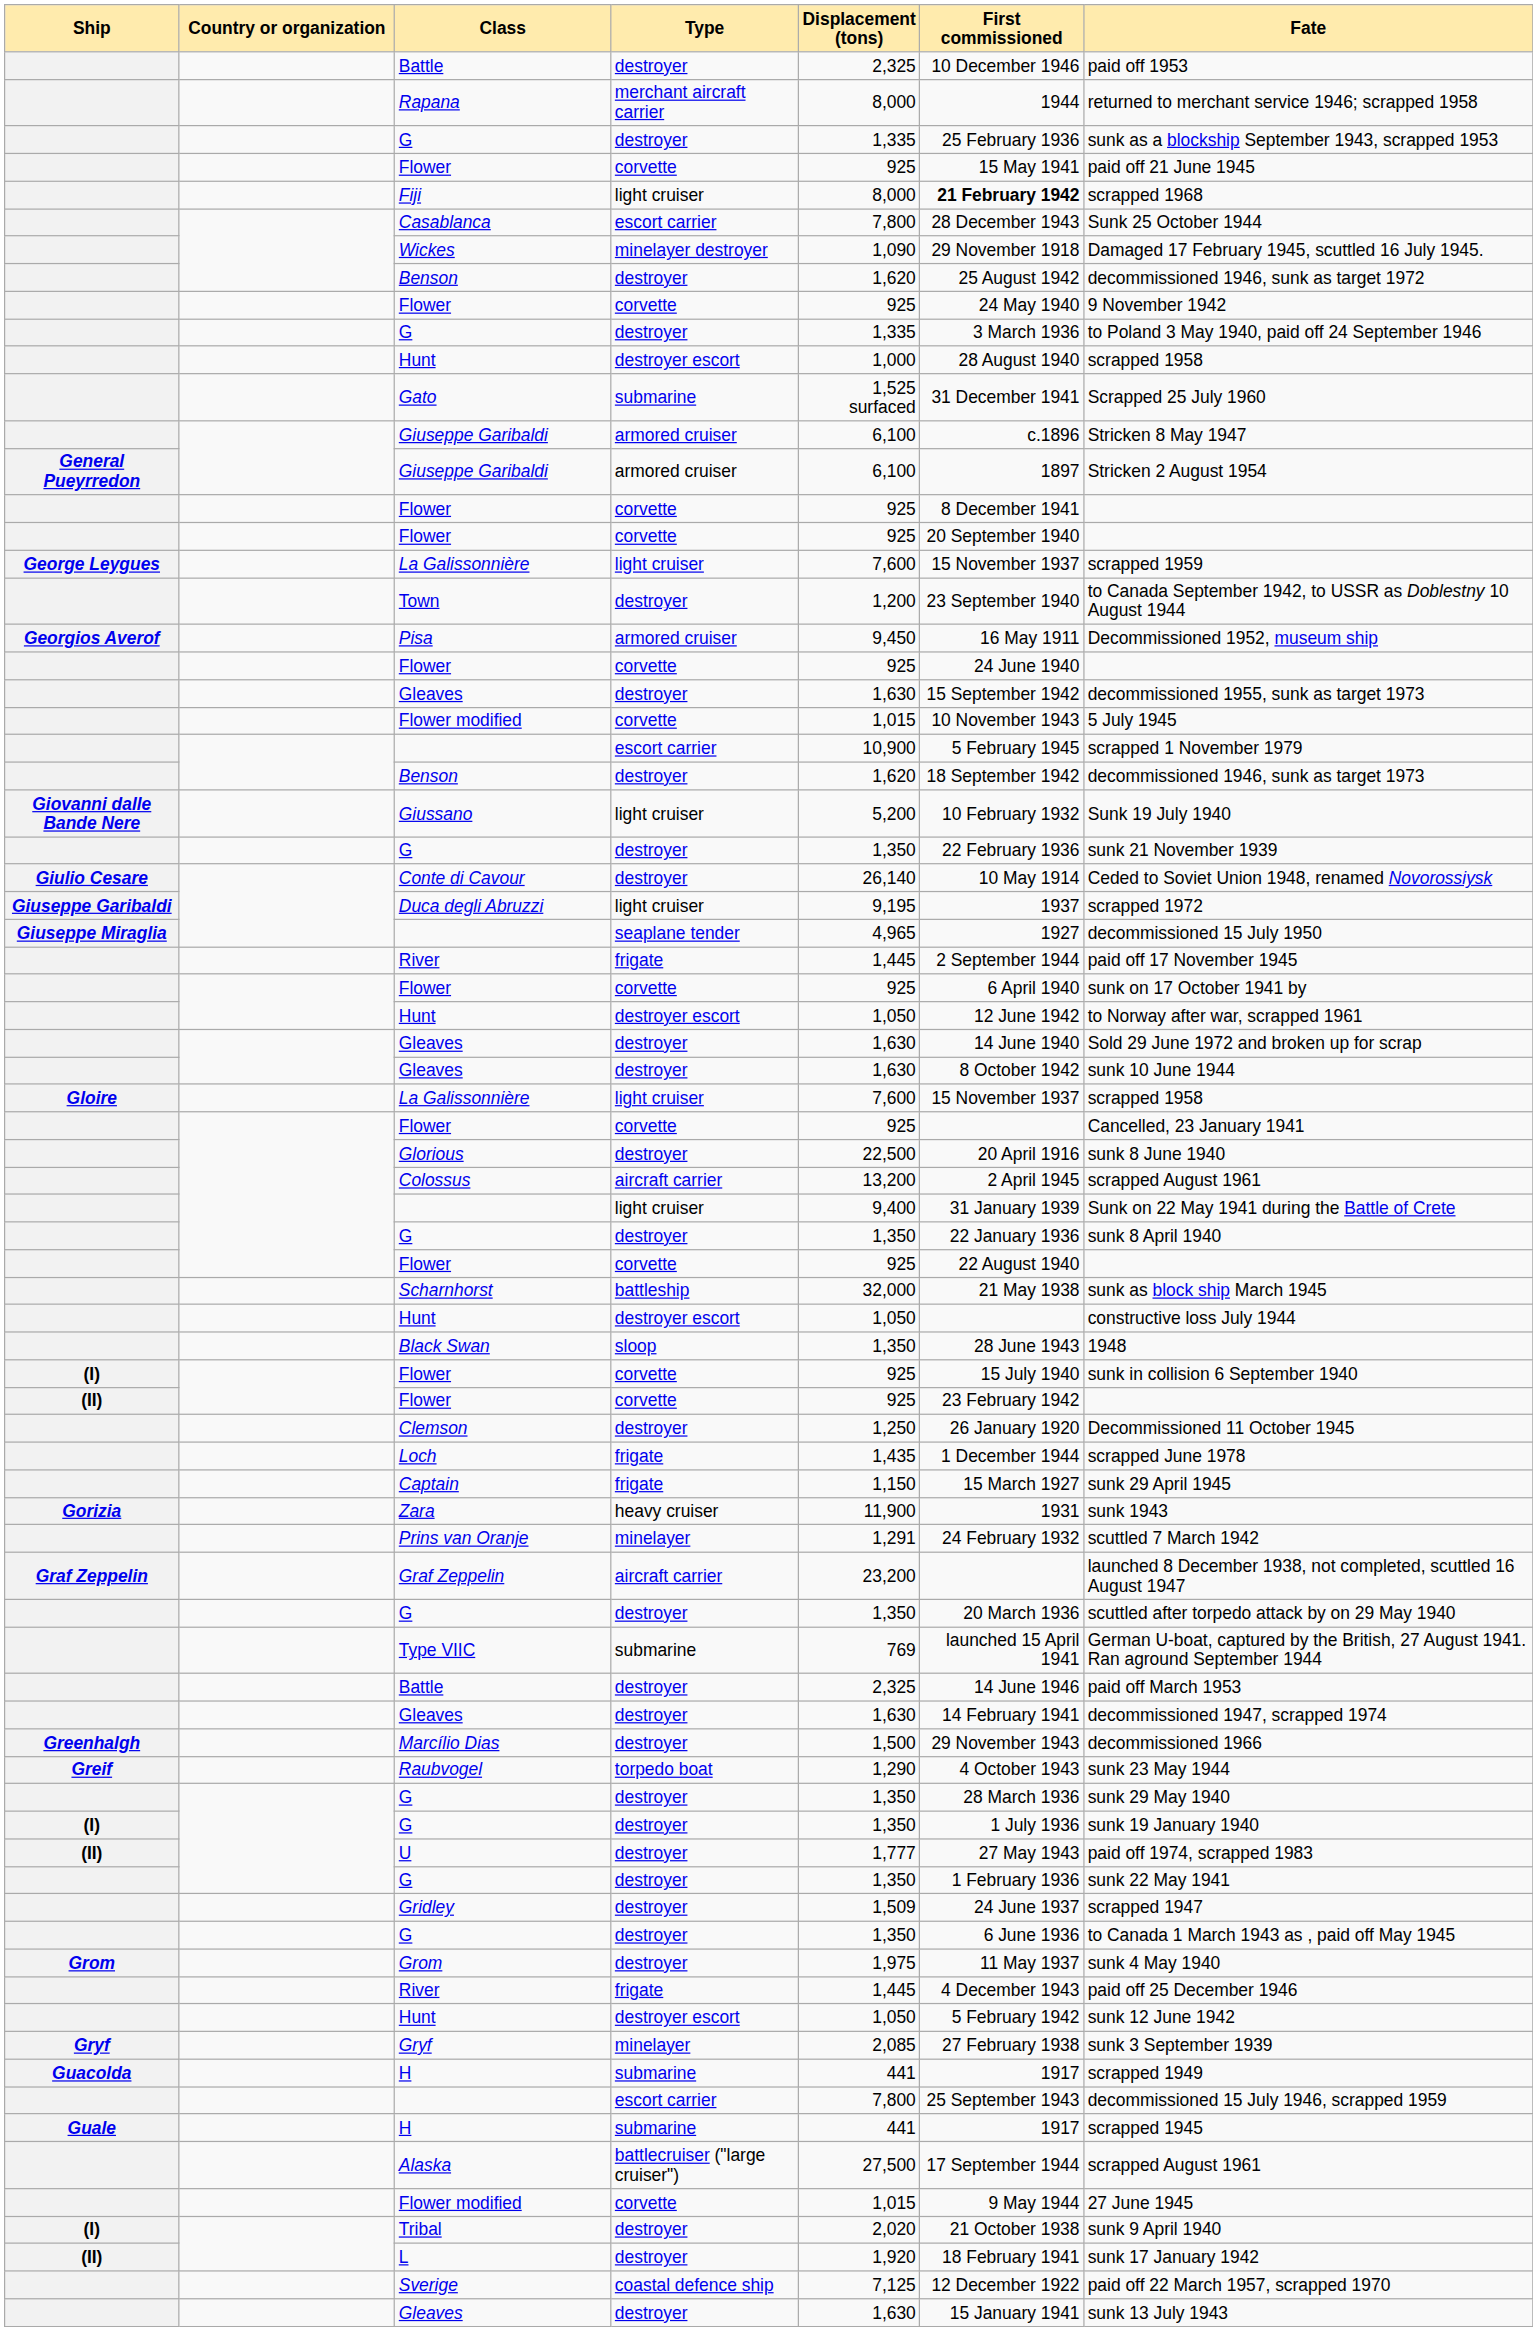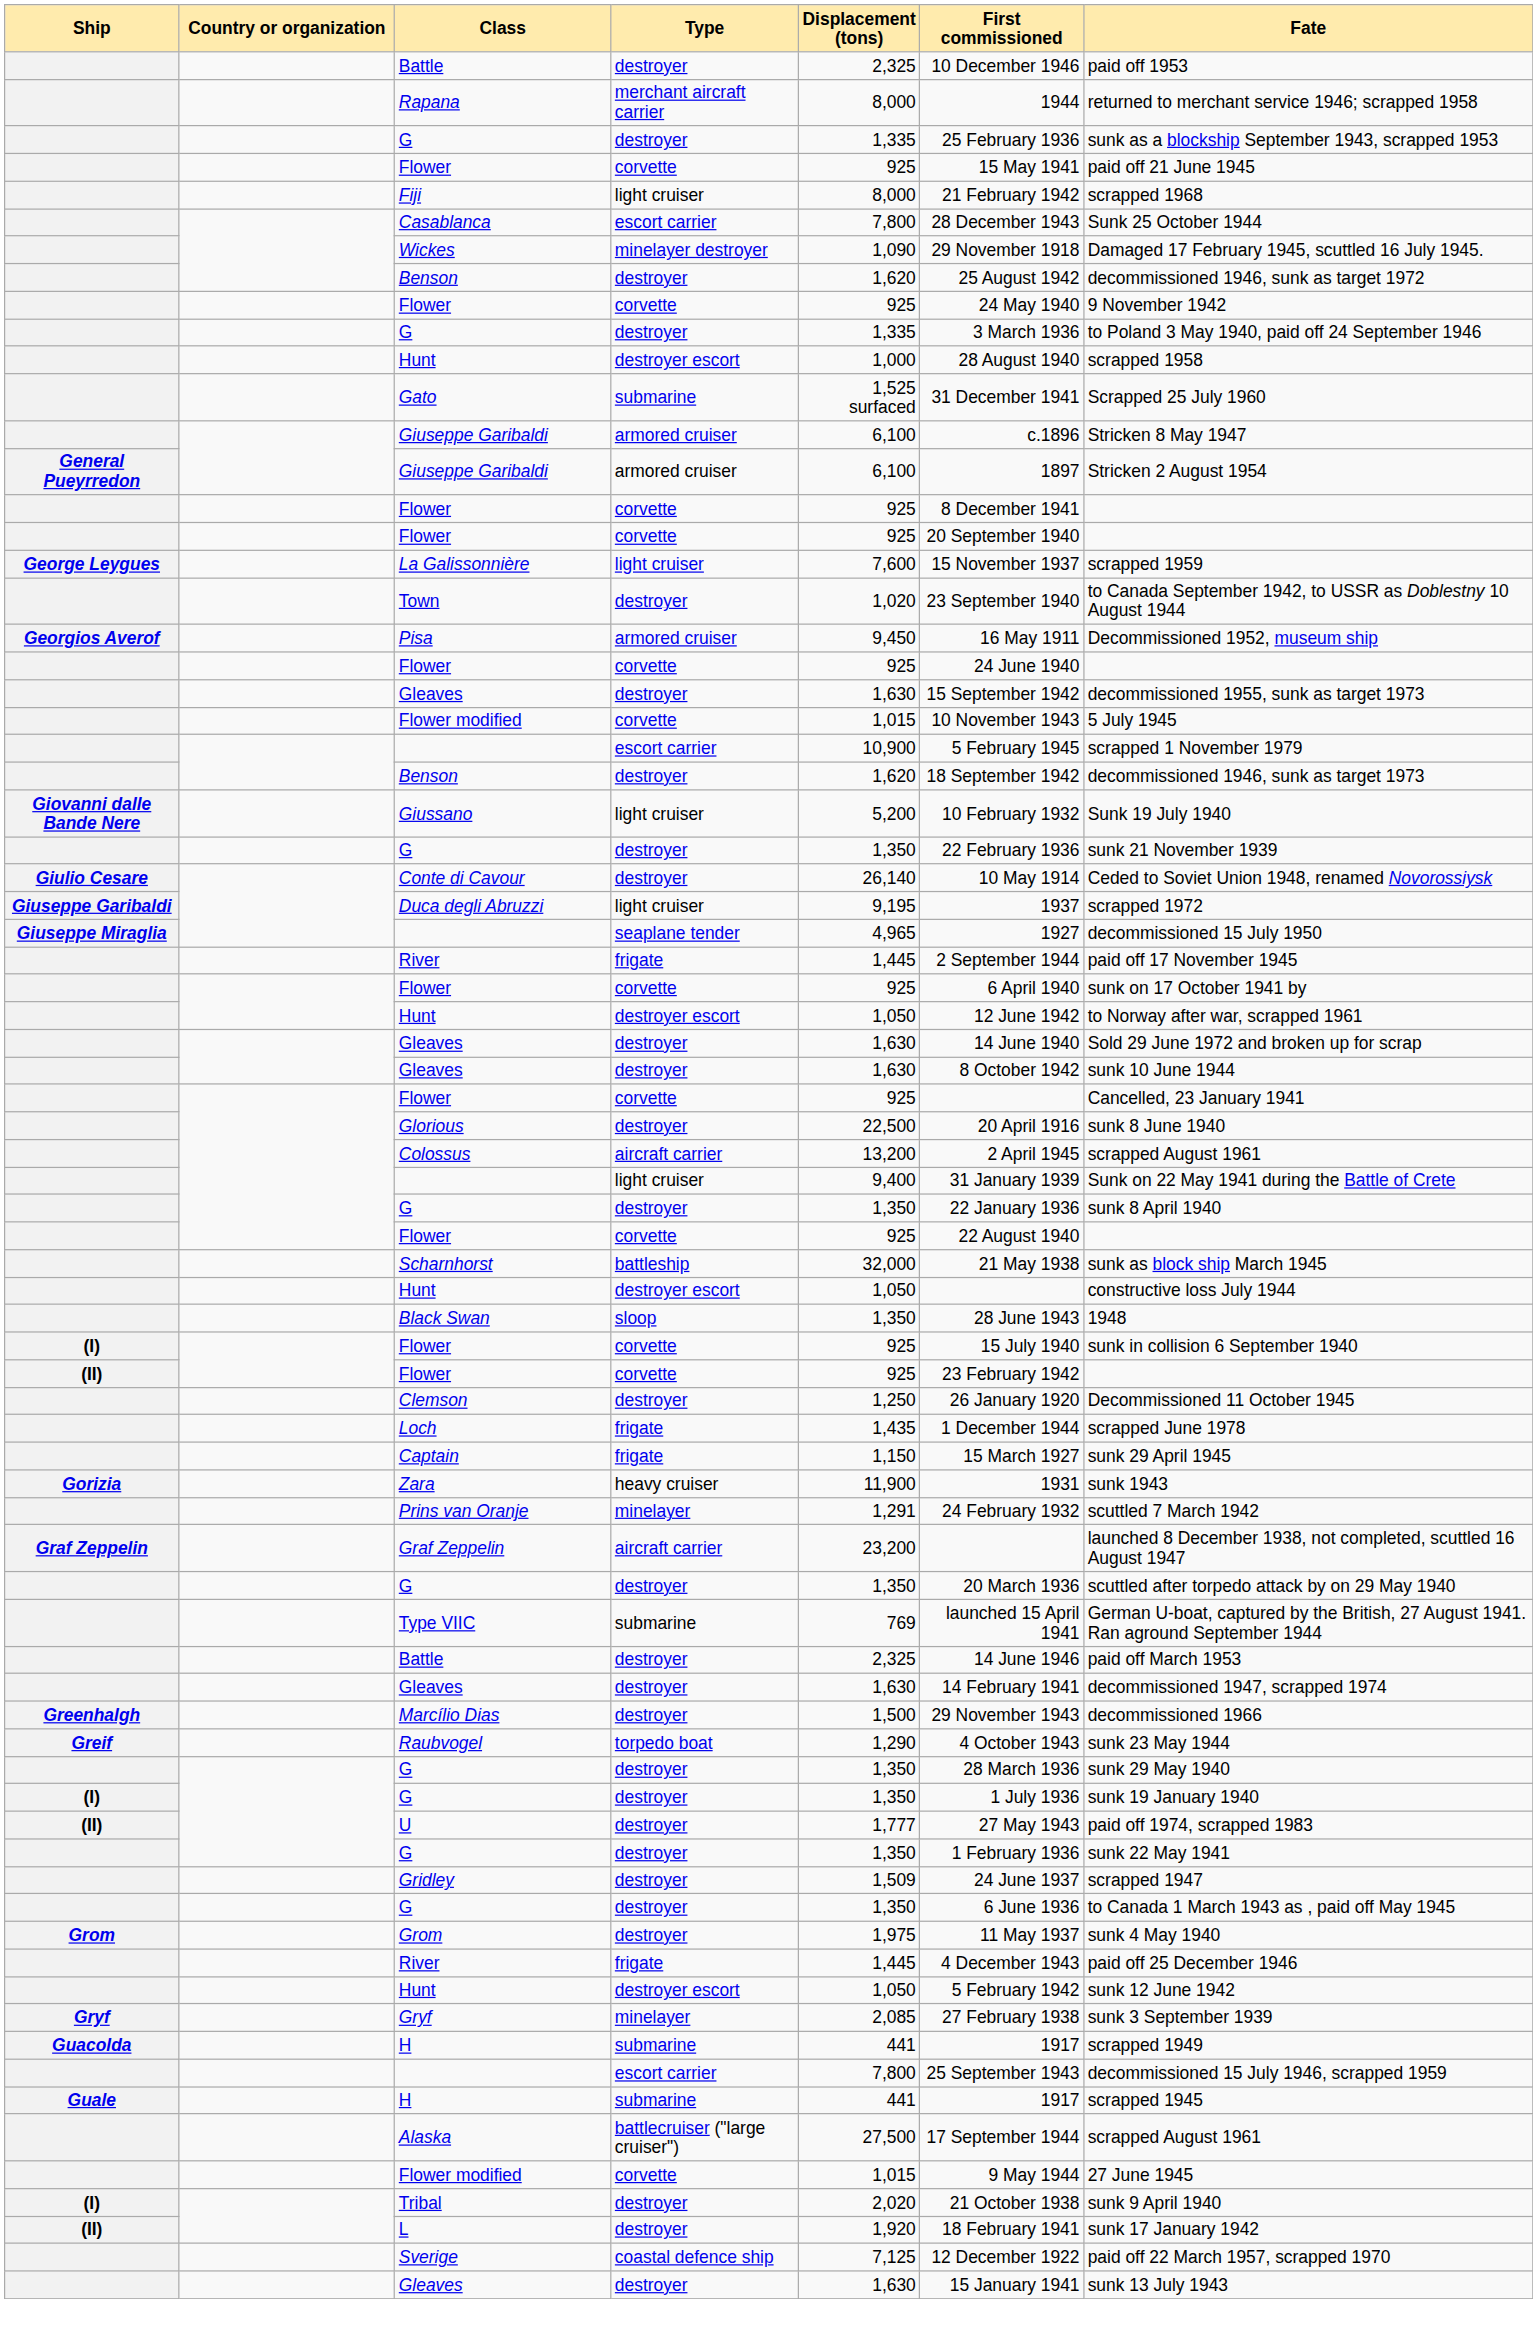(1008, 195) bold -> (1011, 195) normal
(894, 601) 1,200 -> (894, 601) 1,020
- row: (92, 1098)
